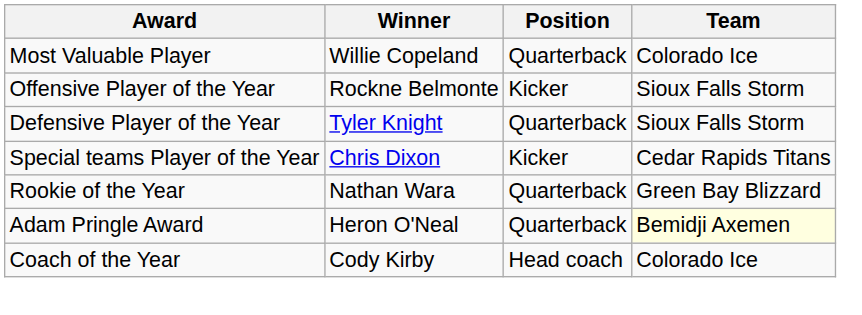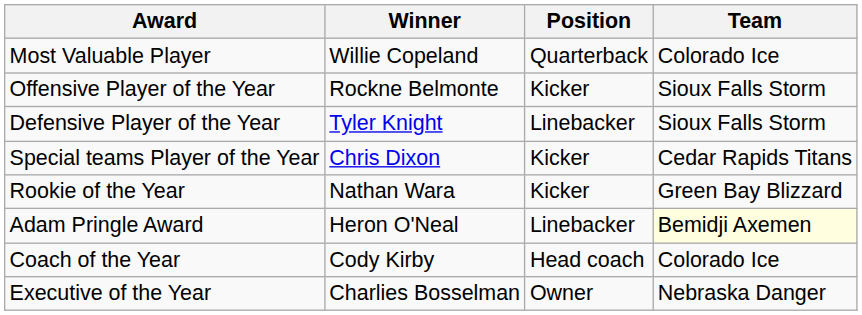(567, 123) Quarterback -> (582, 123) Linebacker
(567, 191) Quarterback -> (560, 191) Kicker
(567, 225) Quarterback -> (582, 225) Linebacker
+ row: (110, 293)
